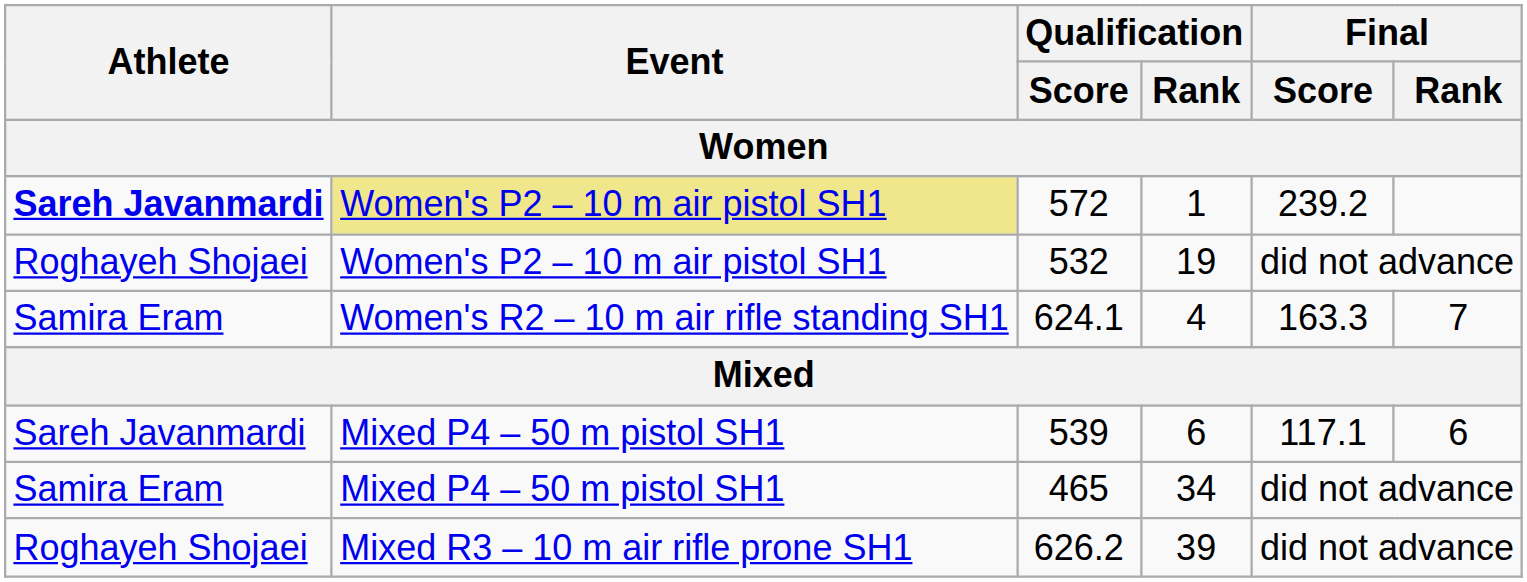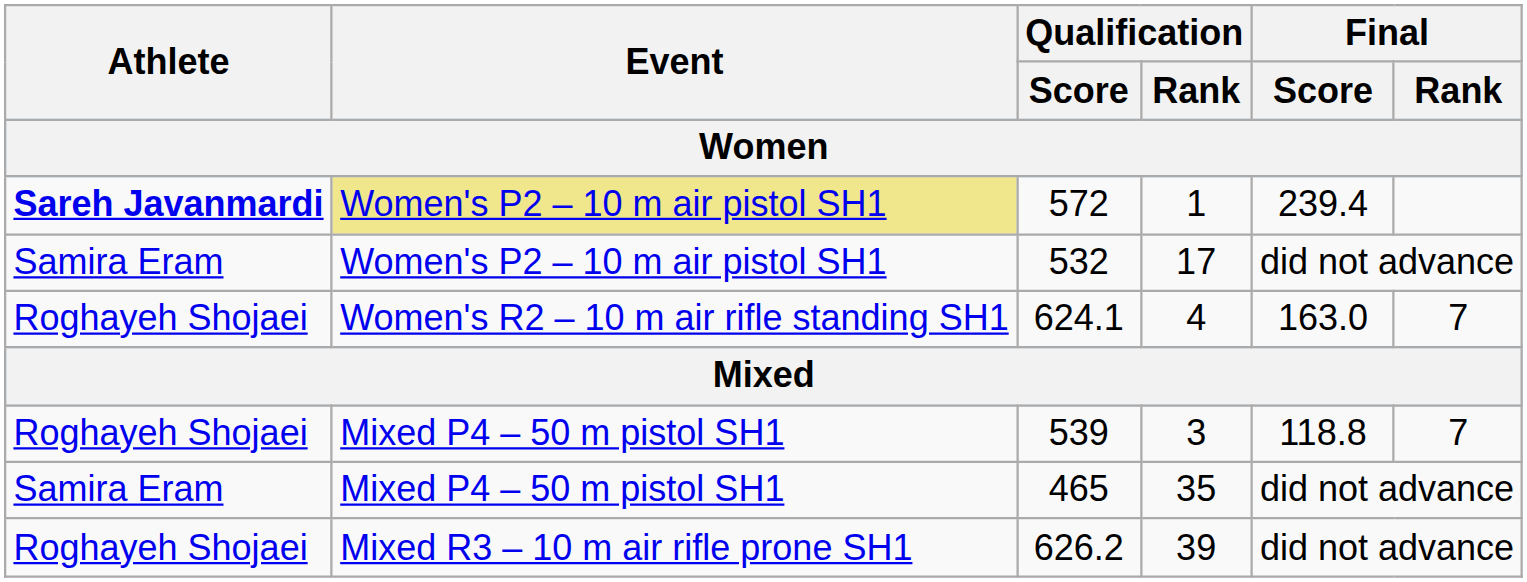(1323, 204) 239.2 -> (1323, 204) 239.4
(161, 261) Roghayeh Shojaei -> (118, 261) Samira Eram
(1196, 261) 19 -> (1196, 261) 17
(118, 318) Samira Eram -> (161, 318) Roghayeh Shojaei
(1323, 318) 163.3 -> (1323, 318) 163.0
(159, 432) Sareh Javanmardi -> (161, 432) Roghayeh Shojaei
(1196, 432) 6 -> (1196, 432) 3
(1323, 432) 117.1 -> (1323, 432) 118.8
(1458, 432) 6 -> (1458, 432) 7
(1196, 489) 34 -> (1196, 489) 35
